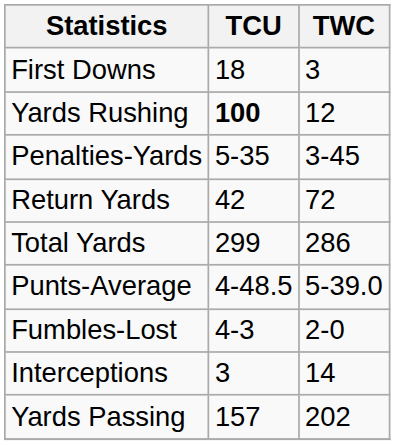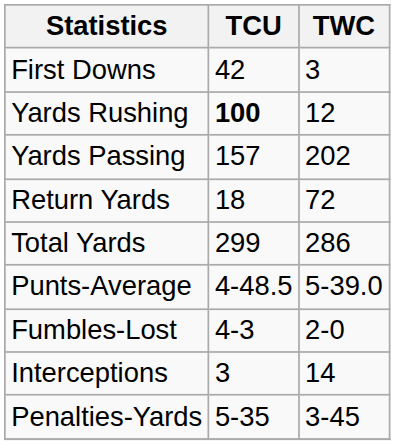(230, 69) 18 -> (230, 69) 42
rows swapped: (98, 416) <-> (107, 156)
(230, 199) 42 -> (230, 199) 18
